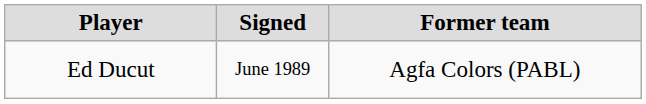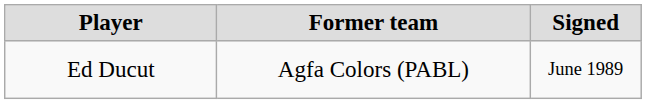columns swapped: (273, 22) <-> (485, 22)
